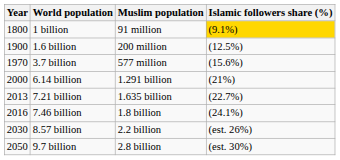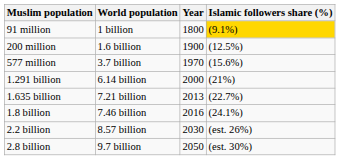columns swapped: (17, 12) <-> (161, 12)
